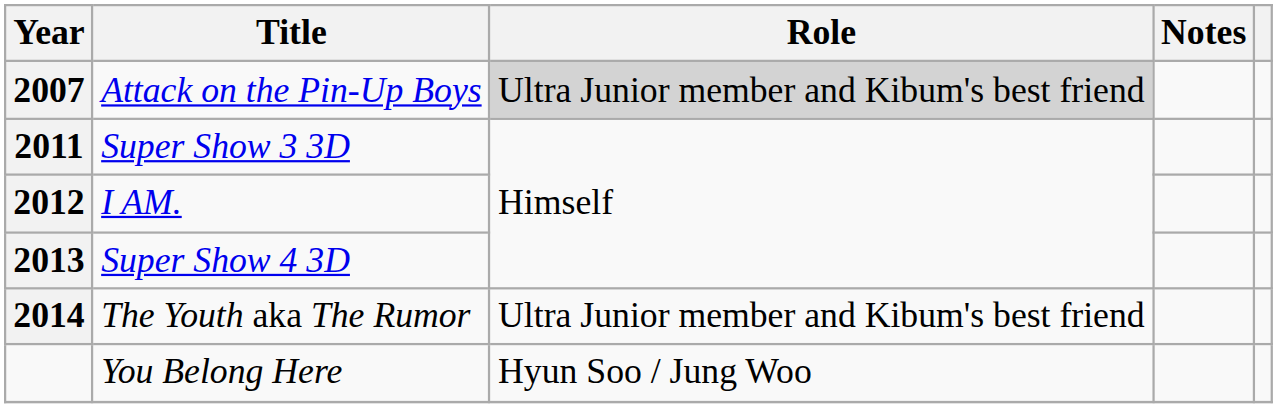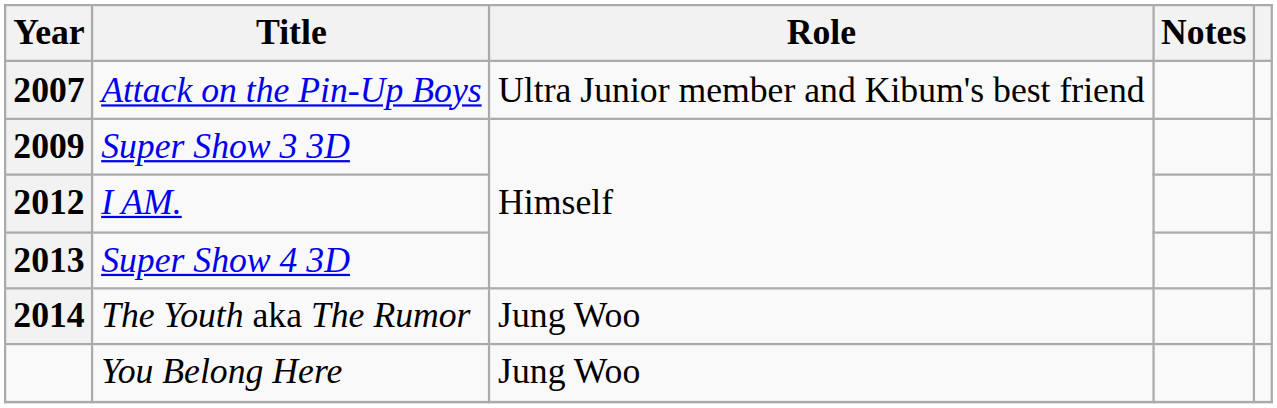(821, 89) lightgrey background -> (821, 89) no background
(49, 145) 2011 -> (49, 145) 2009
(821, 315) Ultra Junior member and Kibum's best friend -> (569, 315) Jung Woo
(655, 372) Hyun Soo / Jung Woo -> (569, 372) Jung Woo
